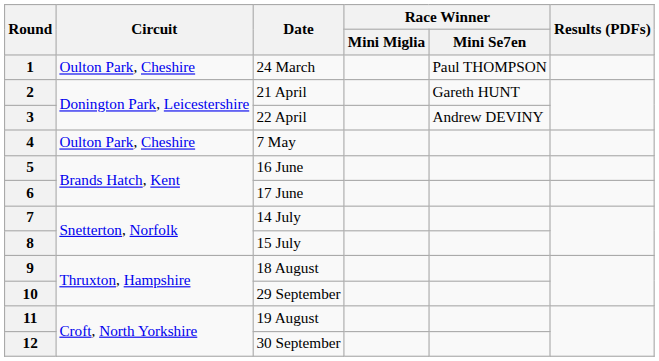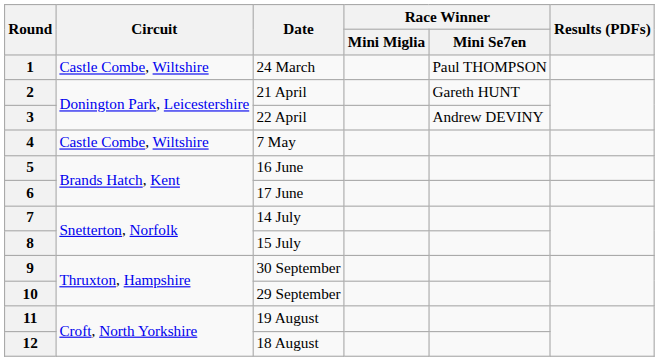(127, 66) Oulton Park, Cheshire -> (134, 66) Castle Combe, Wiltshire
(127, 142) Oulton Park, Cheshire -> (134, 142) Castle Combe, Wiltshire
(288, 267) 18 August -> (299, 267) 30 September
(299, 343) 30 September -> (288, 343) 18 August
